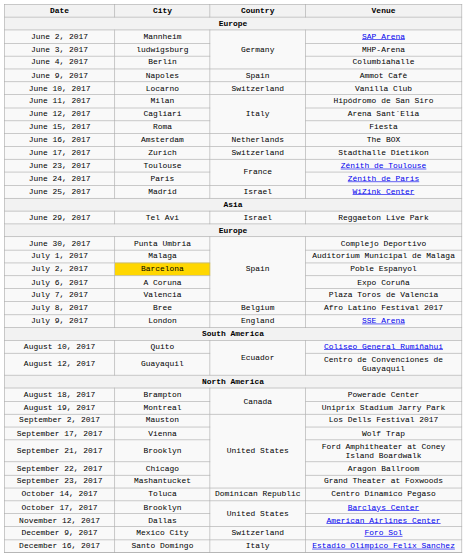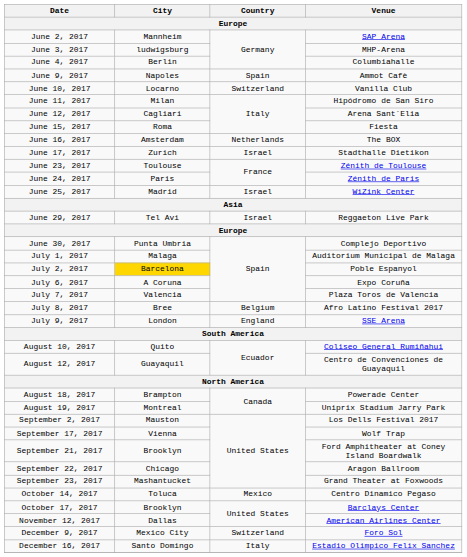(258, 153) Switzerland -> (258, 153) Israel
(258, 494) Dominican Republic -> (258, 494) Mexico
